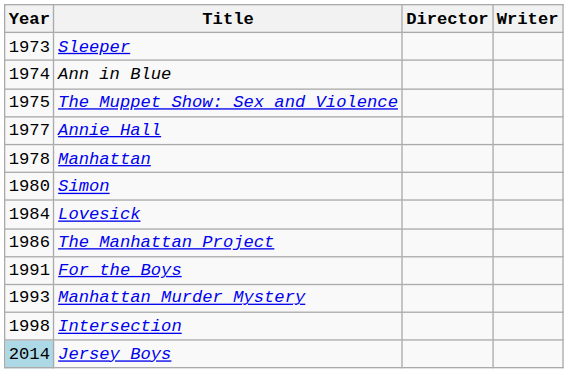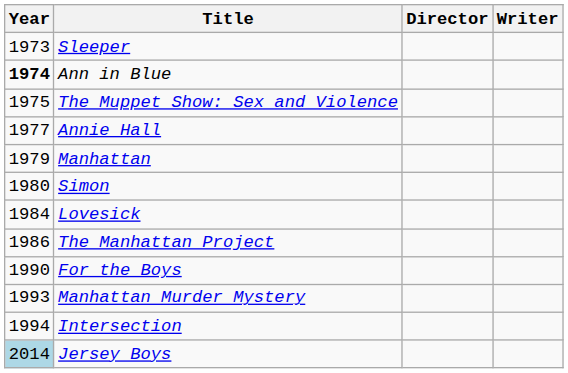(29, 75) normal -> (29, 75) bold
(29, 158) 1978 -> (29, 158) 1979
(29, 270) 1991 -> (29, 270) 1990
(29, 326) 1998 -> (29, 326) 1994
